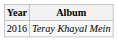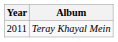(17, 28) 2016 -> (17, 28) 2011
